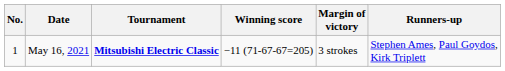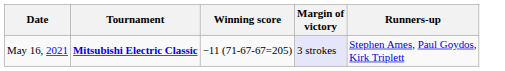- column: (15, 20)
(338, 51) no background -> (317, 51) lavender background
